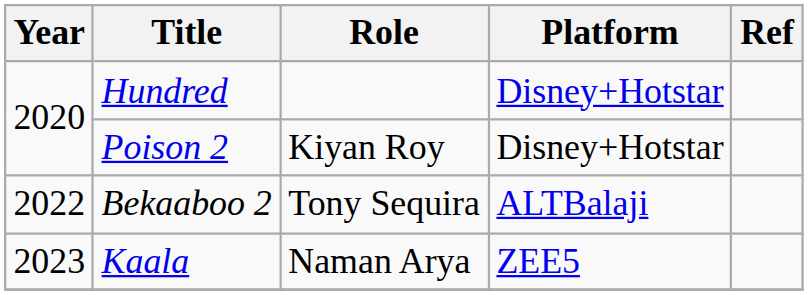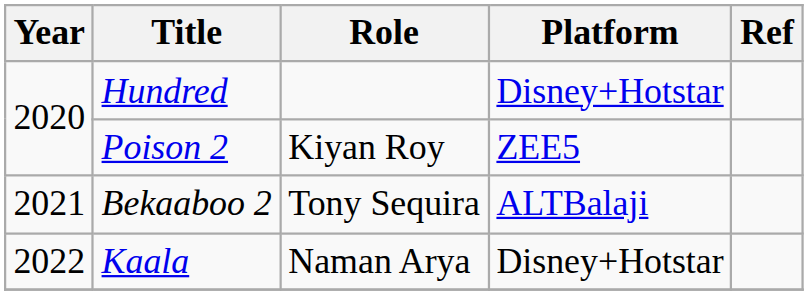(610, 146) Disney+Hotstar -> (538, 146) ZEE5
(49, 203) 2022 -> (49, 203) 2021
(49, 260) 2023 -> (49, 260) 2022
(538, 260) ZEE5 -> (610, 260) Disney+Hotstar
